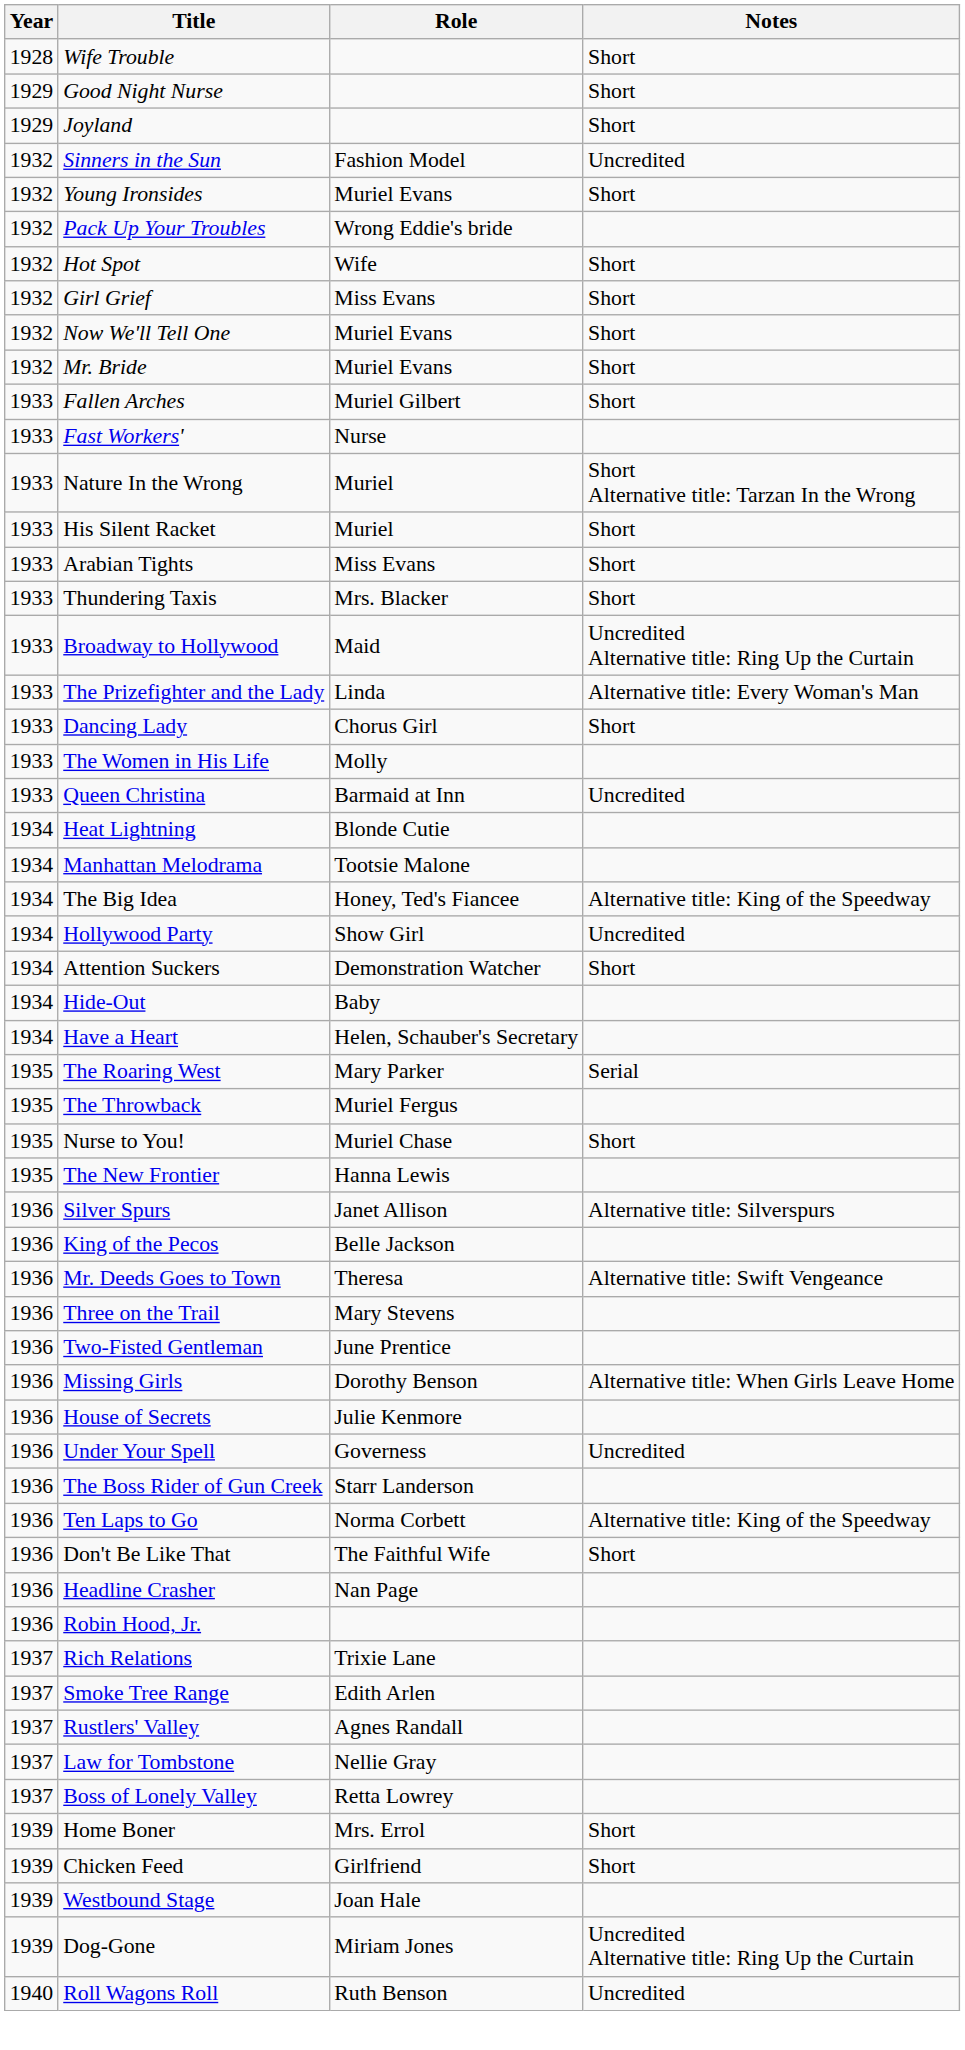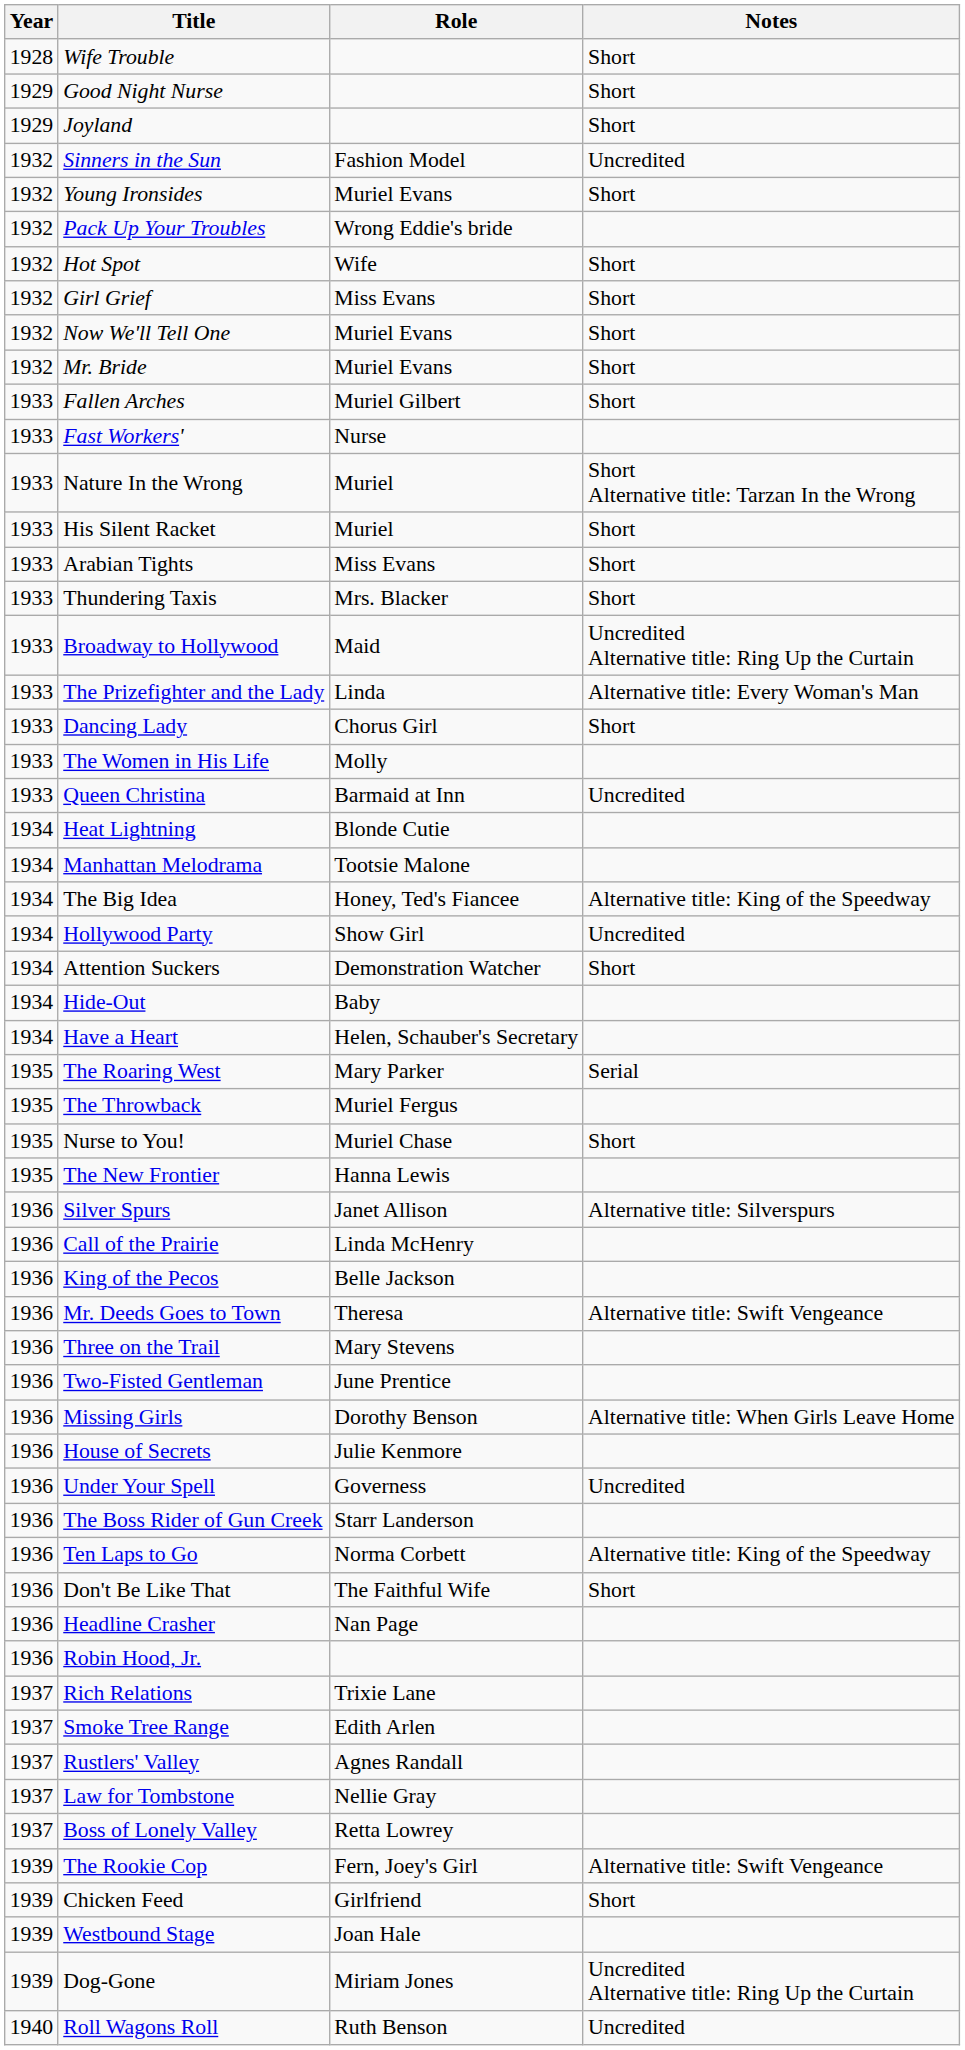+ row: (141, 1244)
- row: (119, 1830)
+ row: (135, 1865)
